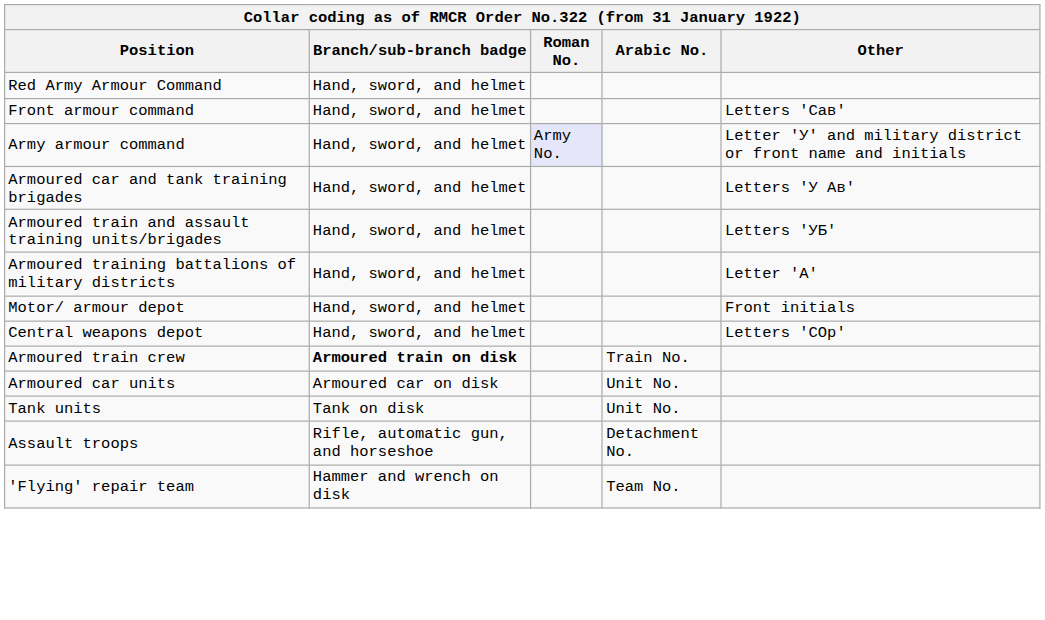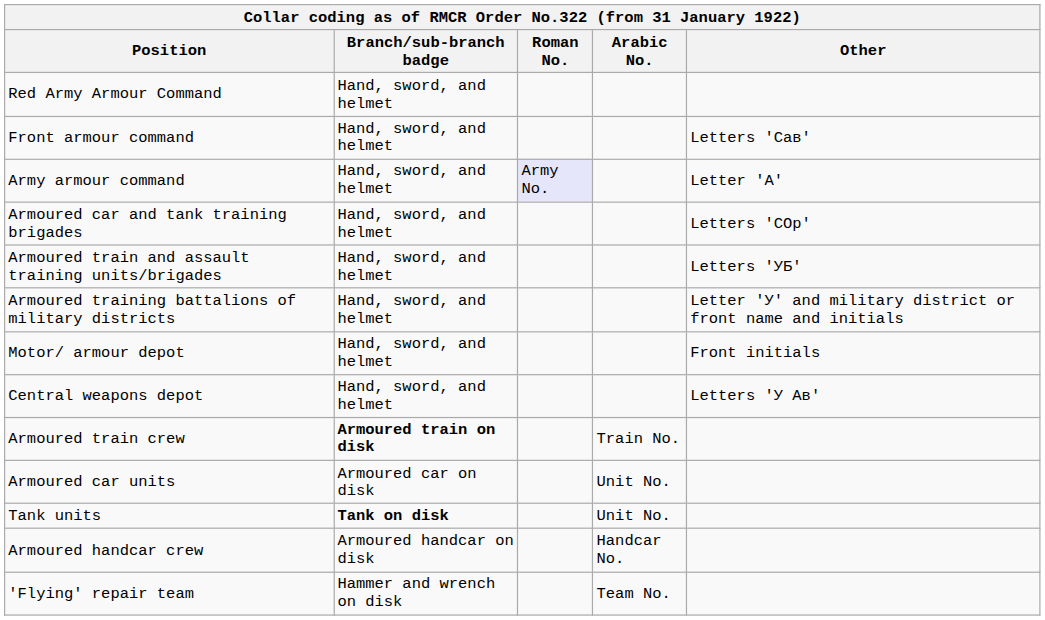(874, 145) Letter 'У' and military district or front name and initials -> (737, 181) Letter 'А'
(790, 188) Letters 'У Ав' -> (751, 224) Letters 'СОр'
(771, 274) Letter 'А' -> (853, 310) Letter 'У' and military district or front name and initials
(785, 333) Letters 'СОр' -> (755, 396) Letters 'У Ав'
(369, 409) normal -> (393, 516) bold
- row: (73, 443)
+ row: (106, 550)
